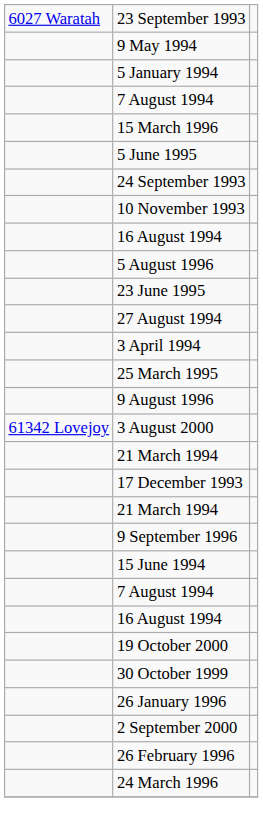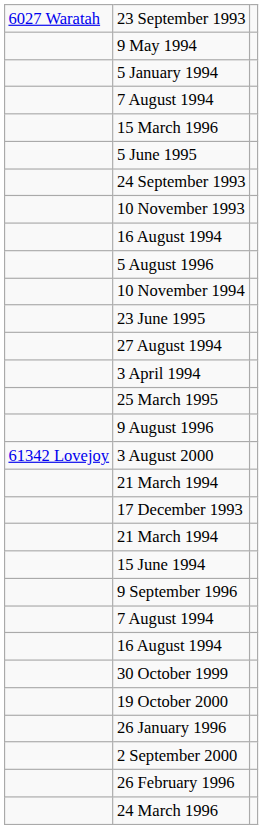+ row: (59, 292)
rows swapped: (59, 538) <-> (59, 565)
rows swapped: (59, 674) <-> (59, 647)
